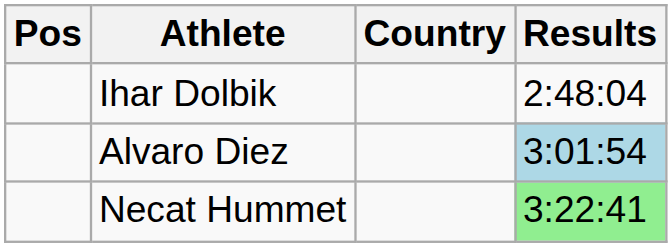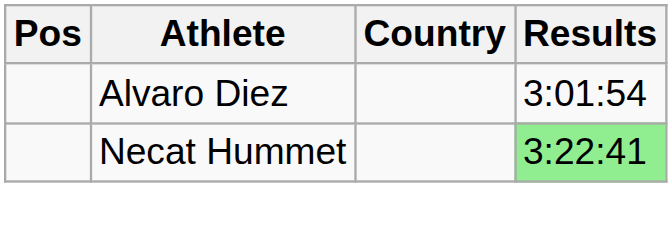- row: (188, 92)
(585, 151) lightblue background -> (585, 92) no background
